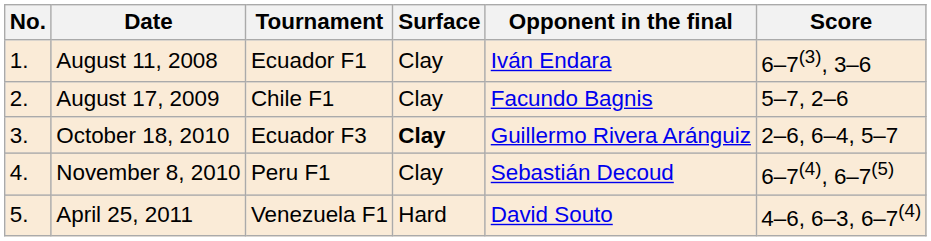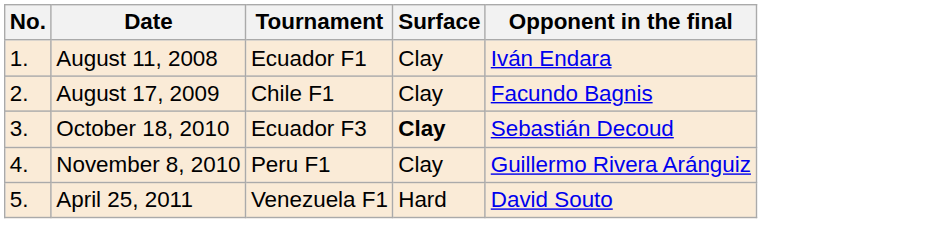- column: (841, 22)
(621, 134) Guillermo Rivera Aránguiz -> (582, 128) Sebastián Decoud
(582, 173) Sebastián Decoud -> (621, 164) Guillermo Rivera Aránguiz
